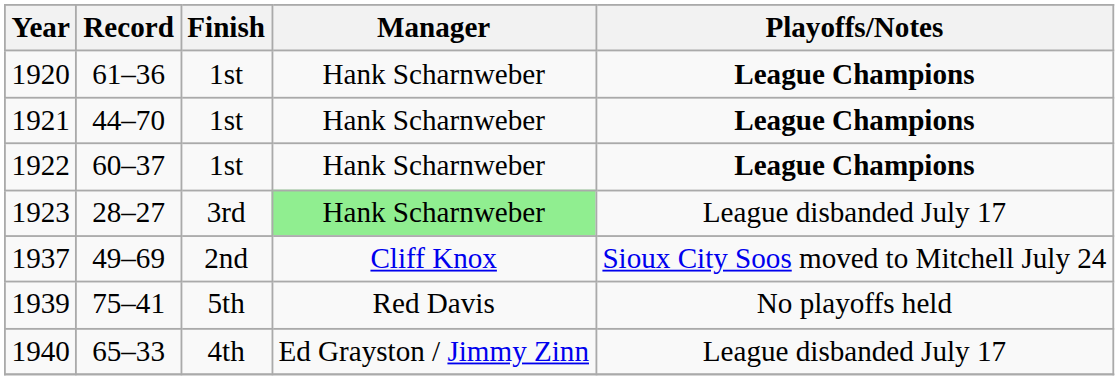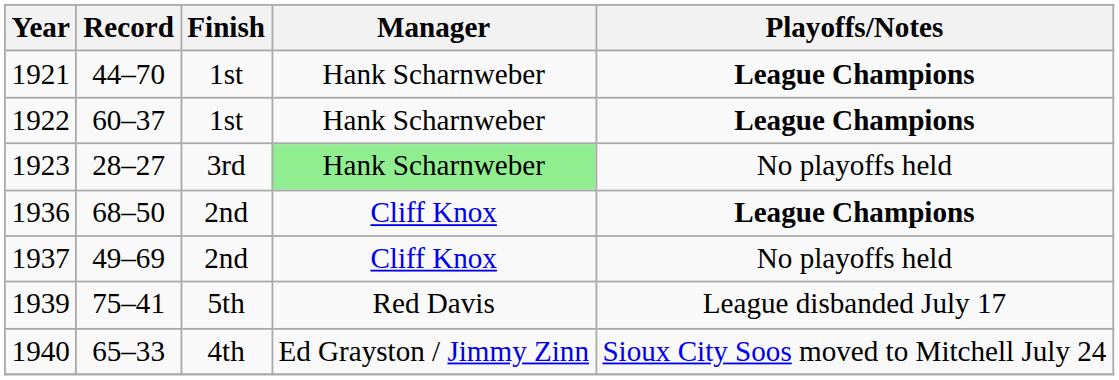- row: (41, 73)
(854, 212) League disbanded July 17 -> (854, 166) No playoffs held
+ row: (41, 212)
(854, 258) Sioux City Soos moved to Mitchell July 24 -> (854, 258) No playoffs held
(854, 304) No playoffs held -> (854, 304) League disbanded July 17
(854, 350) League disbanded July 17 -> (854, 350) Sioux City Soos moved to Mitchell July 24
